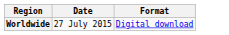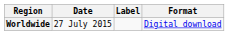+ column: (128, 11)
